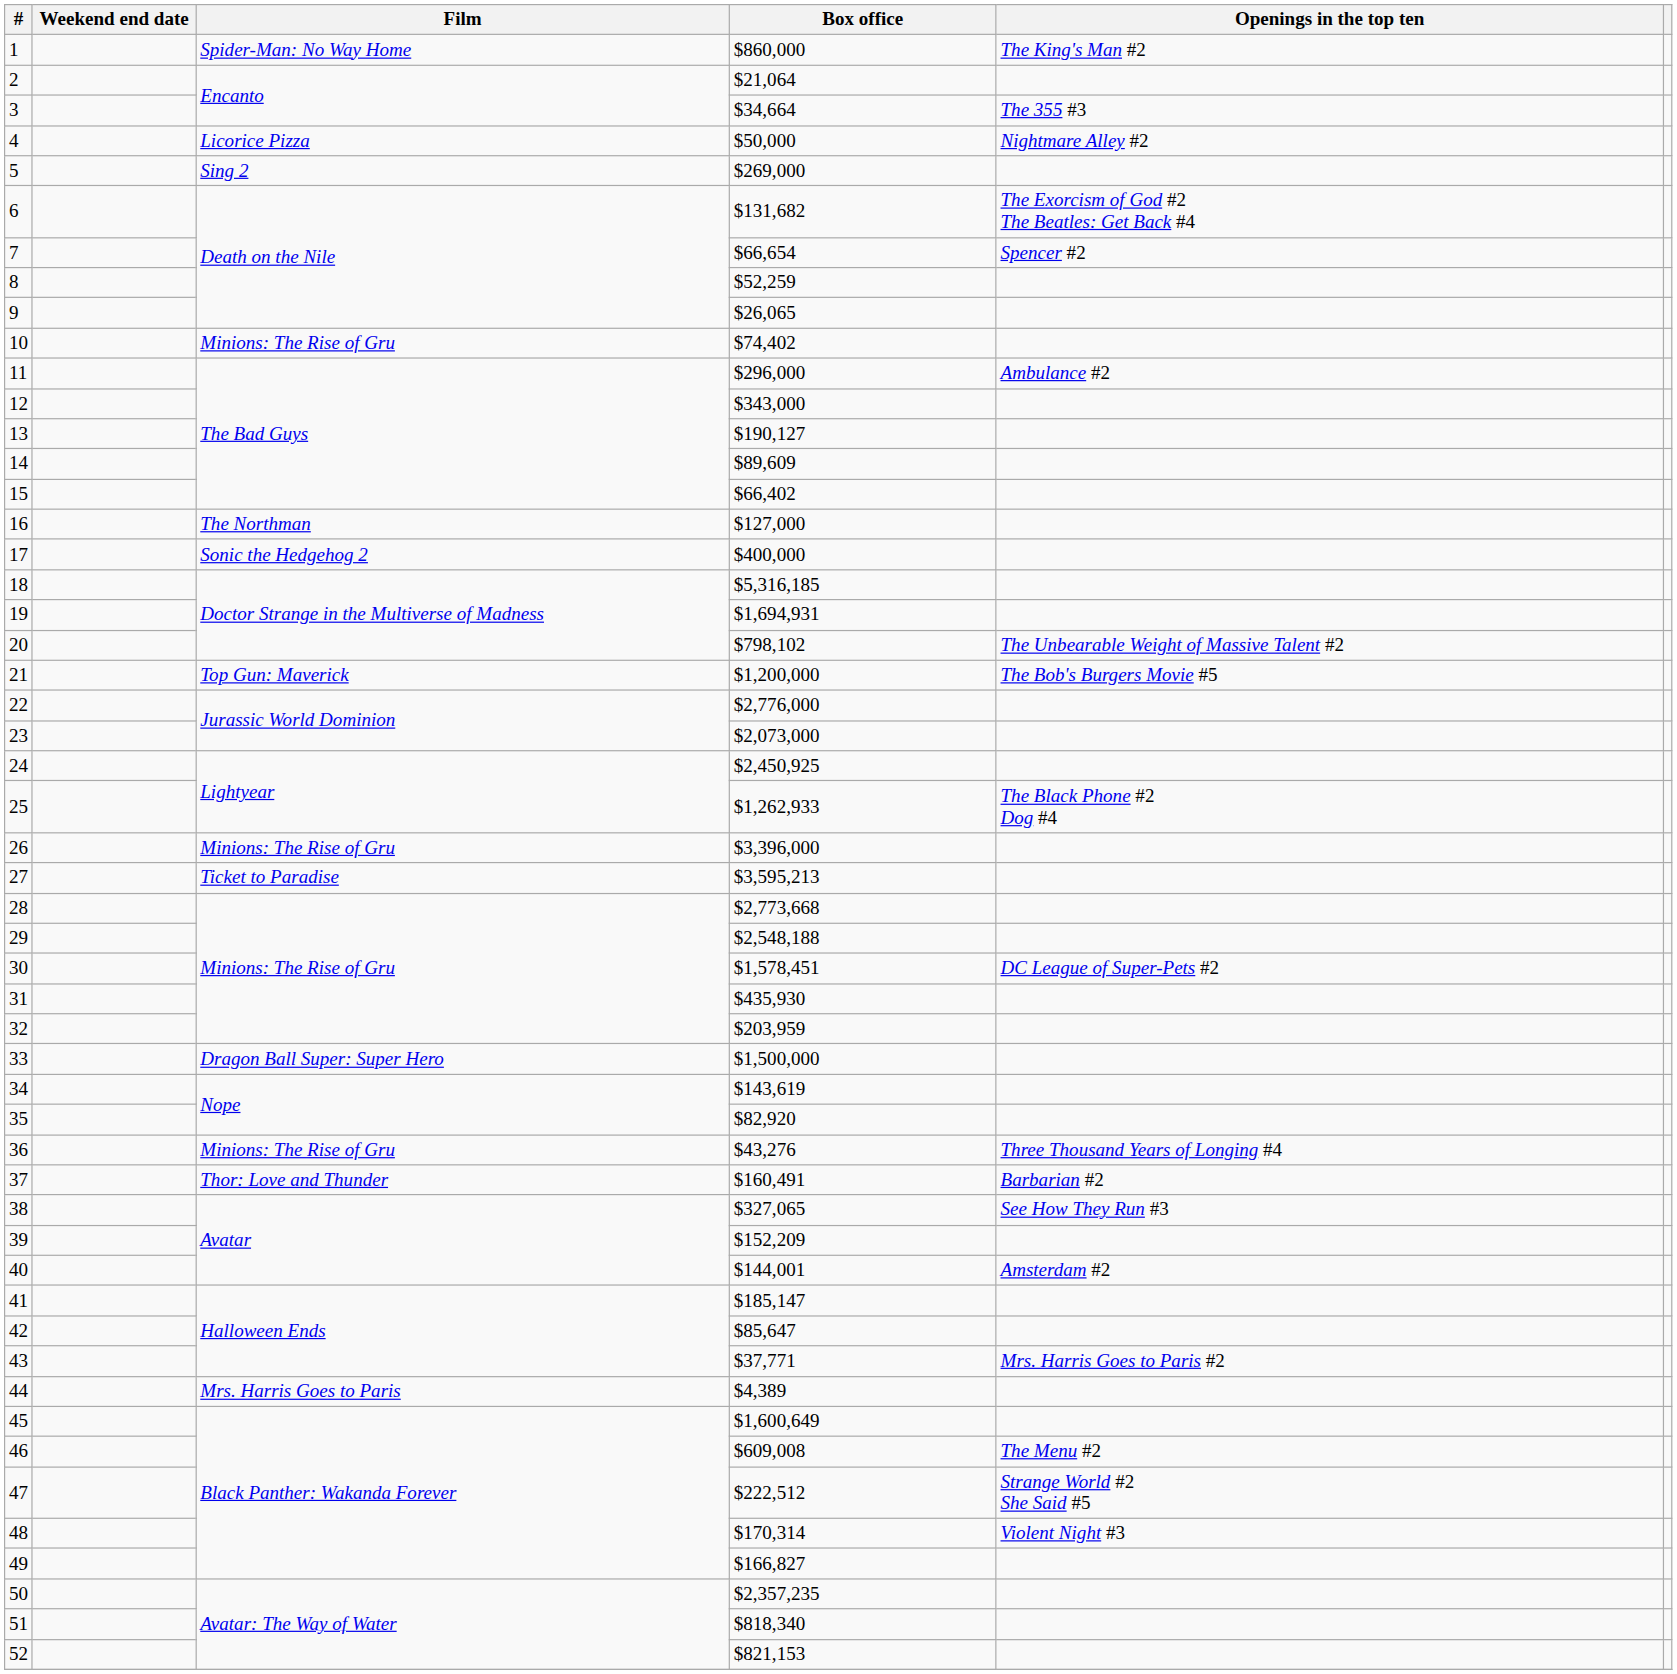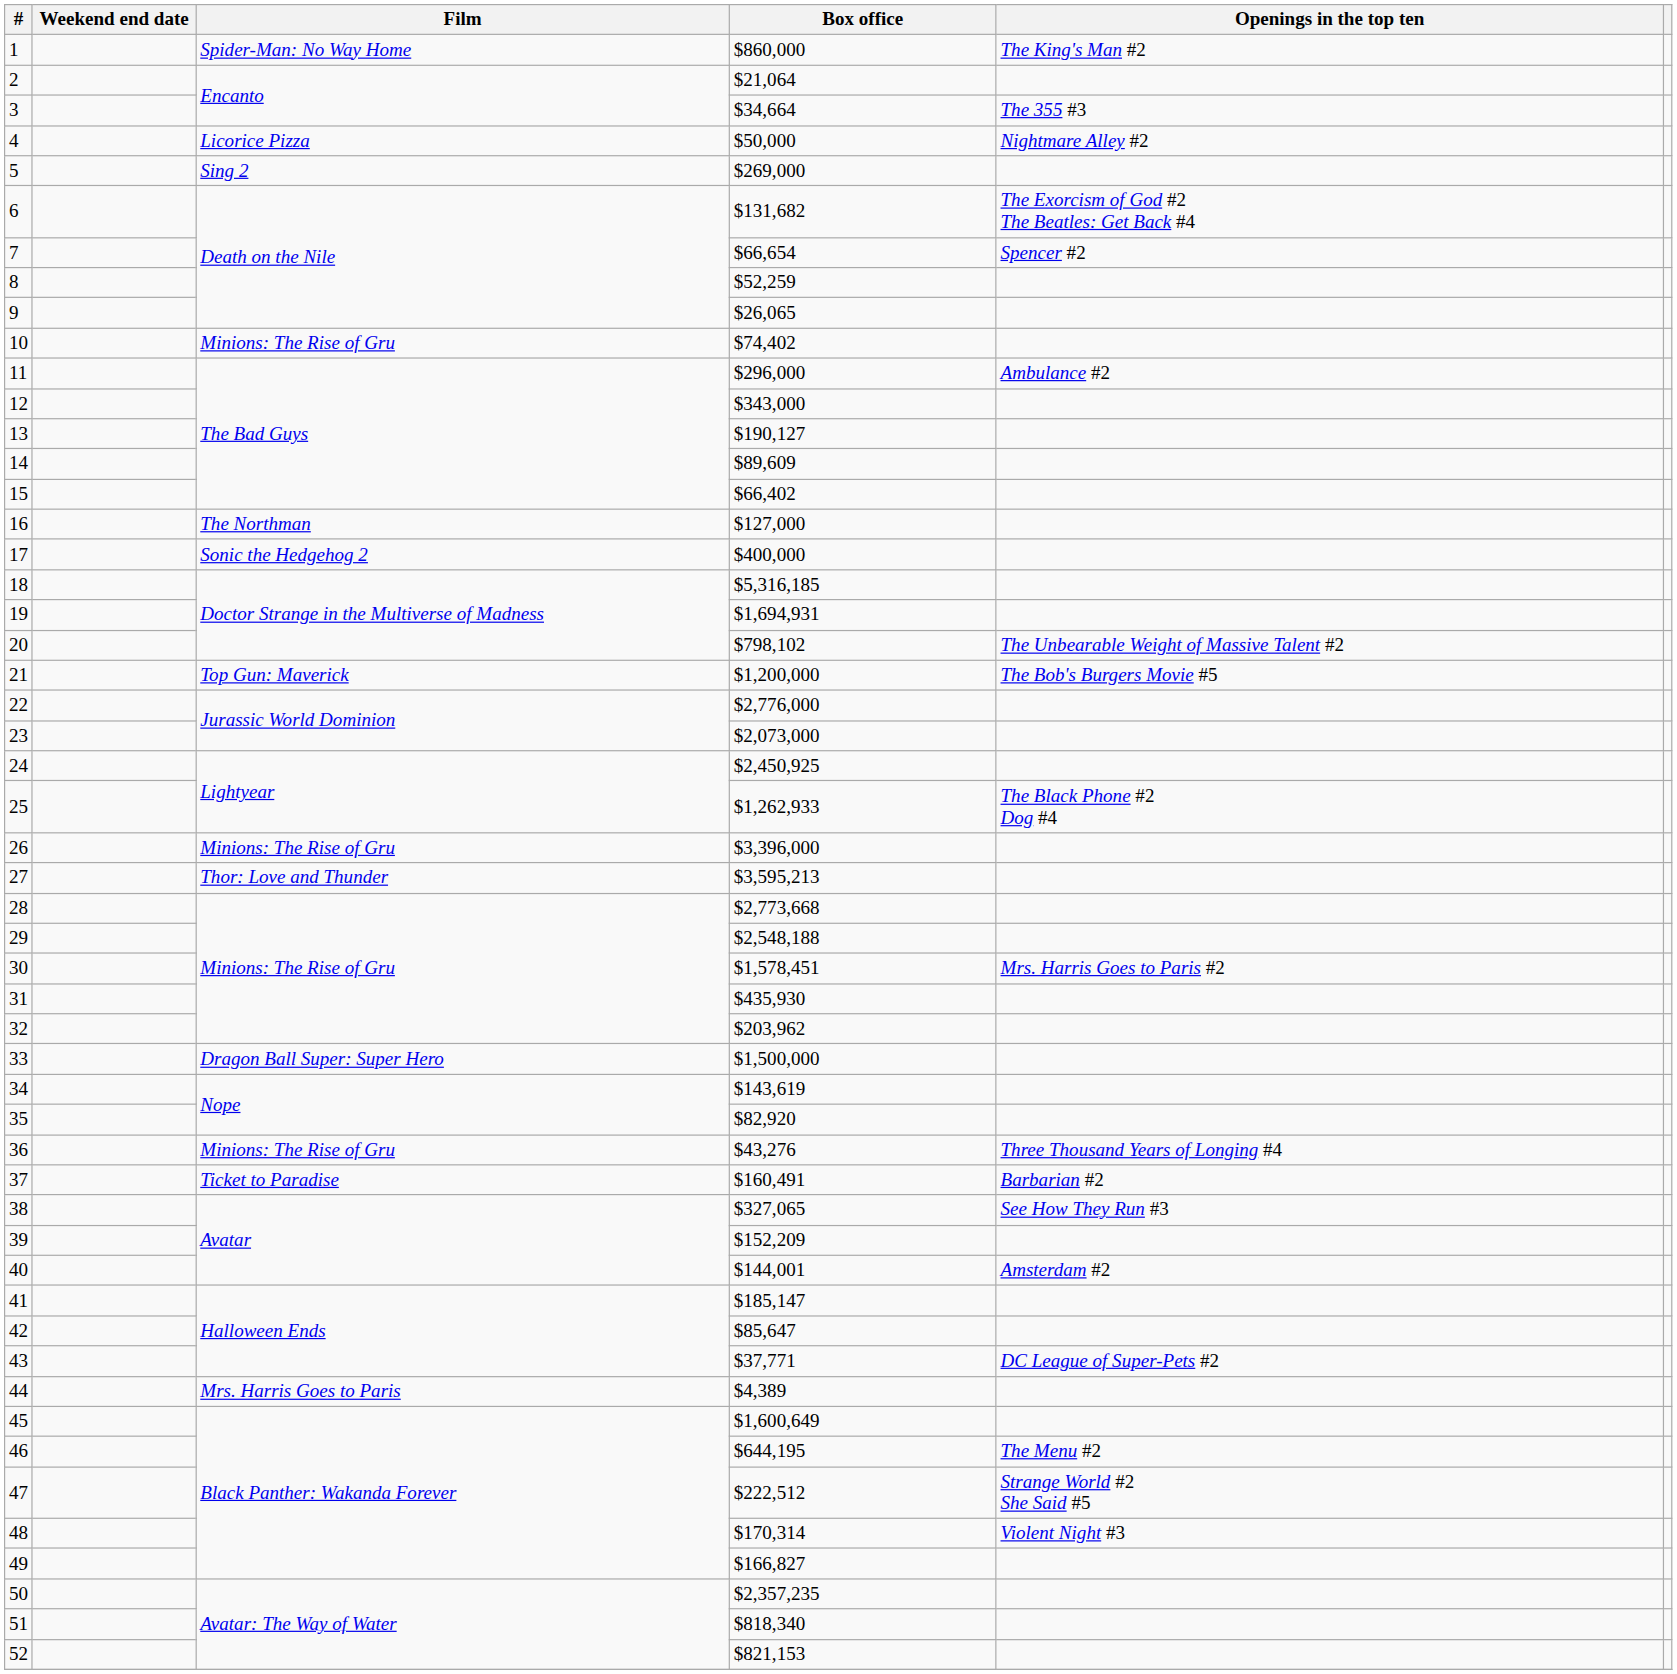(270, 877) Ticket to Paradise -> (294, 877) Thor: Love and Thunder
(1110, 968) DC League of Super-Pets #2 -> (1113, 968) Mrs. Harris Goes to Paris #2
(769, 1028) $203,959 -> (769, 1028) $203,962
(294, 1179) Thor: Love and Thunder -> (270, 1179) Ticket to Paradise
(1113, 1360) Mrs. Harris Goes to Paris #2 -> (1110, 1360) DC League of Super-Pets #2
(769, 1451) $609,008 -> (769, 1451) $644,195
